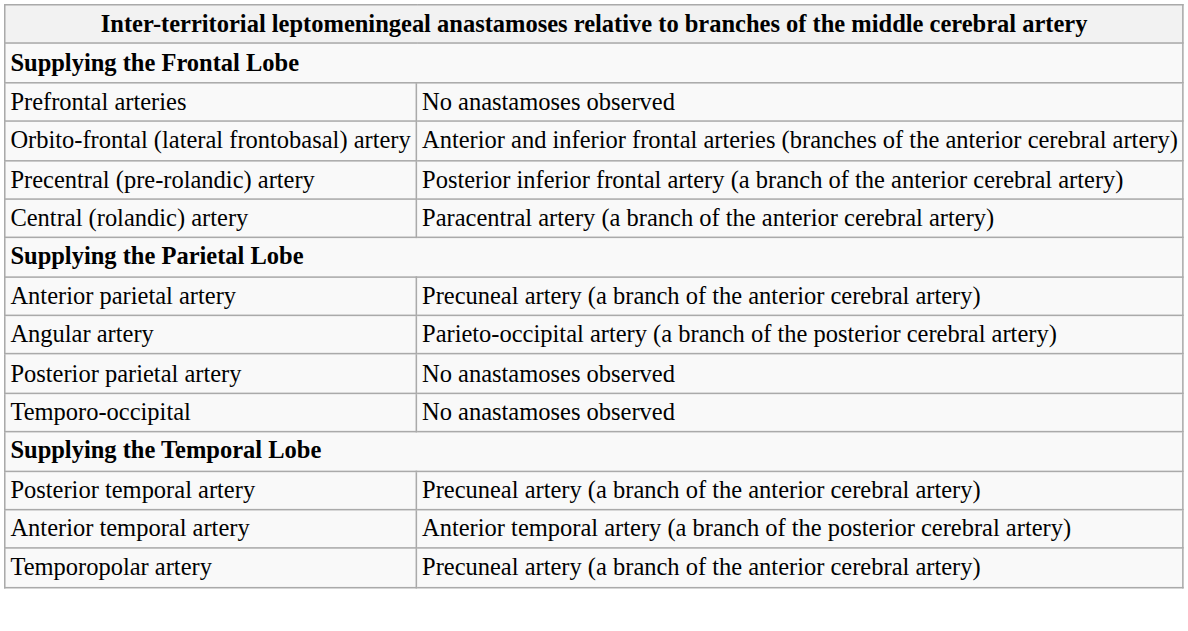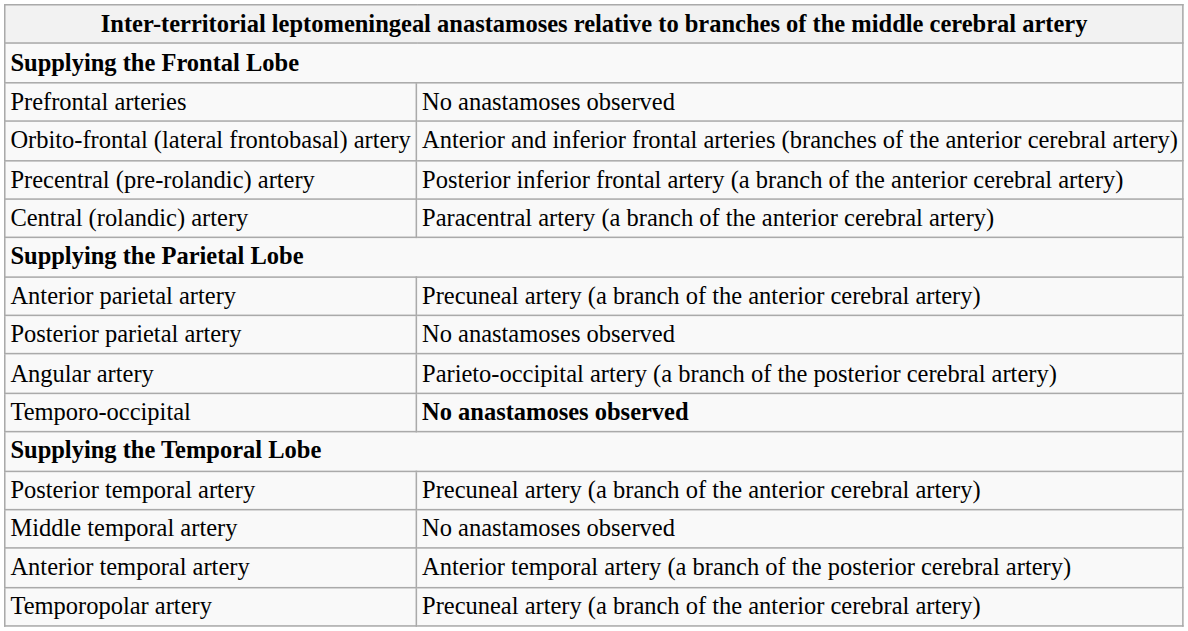rows swapped: (126, 373) <-> (82, 334)
(548, 412) normal -> (555, 412) bold
+ row: (124, 528)
